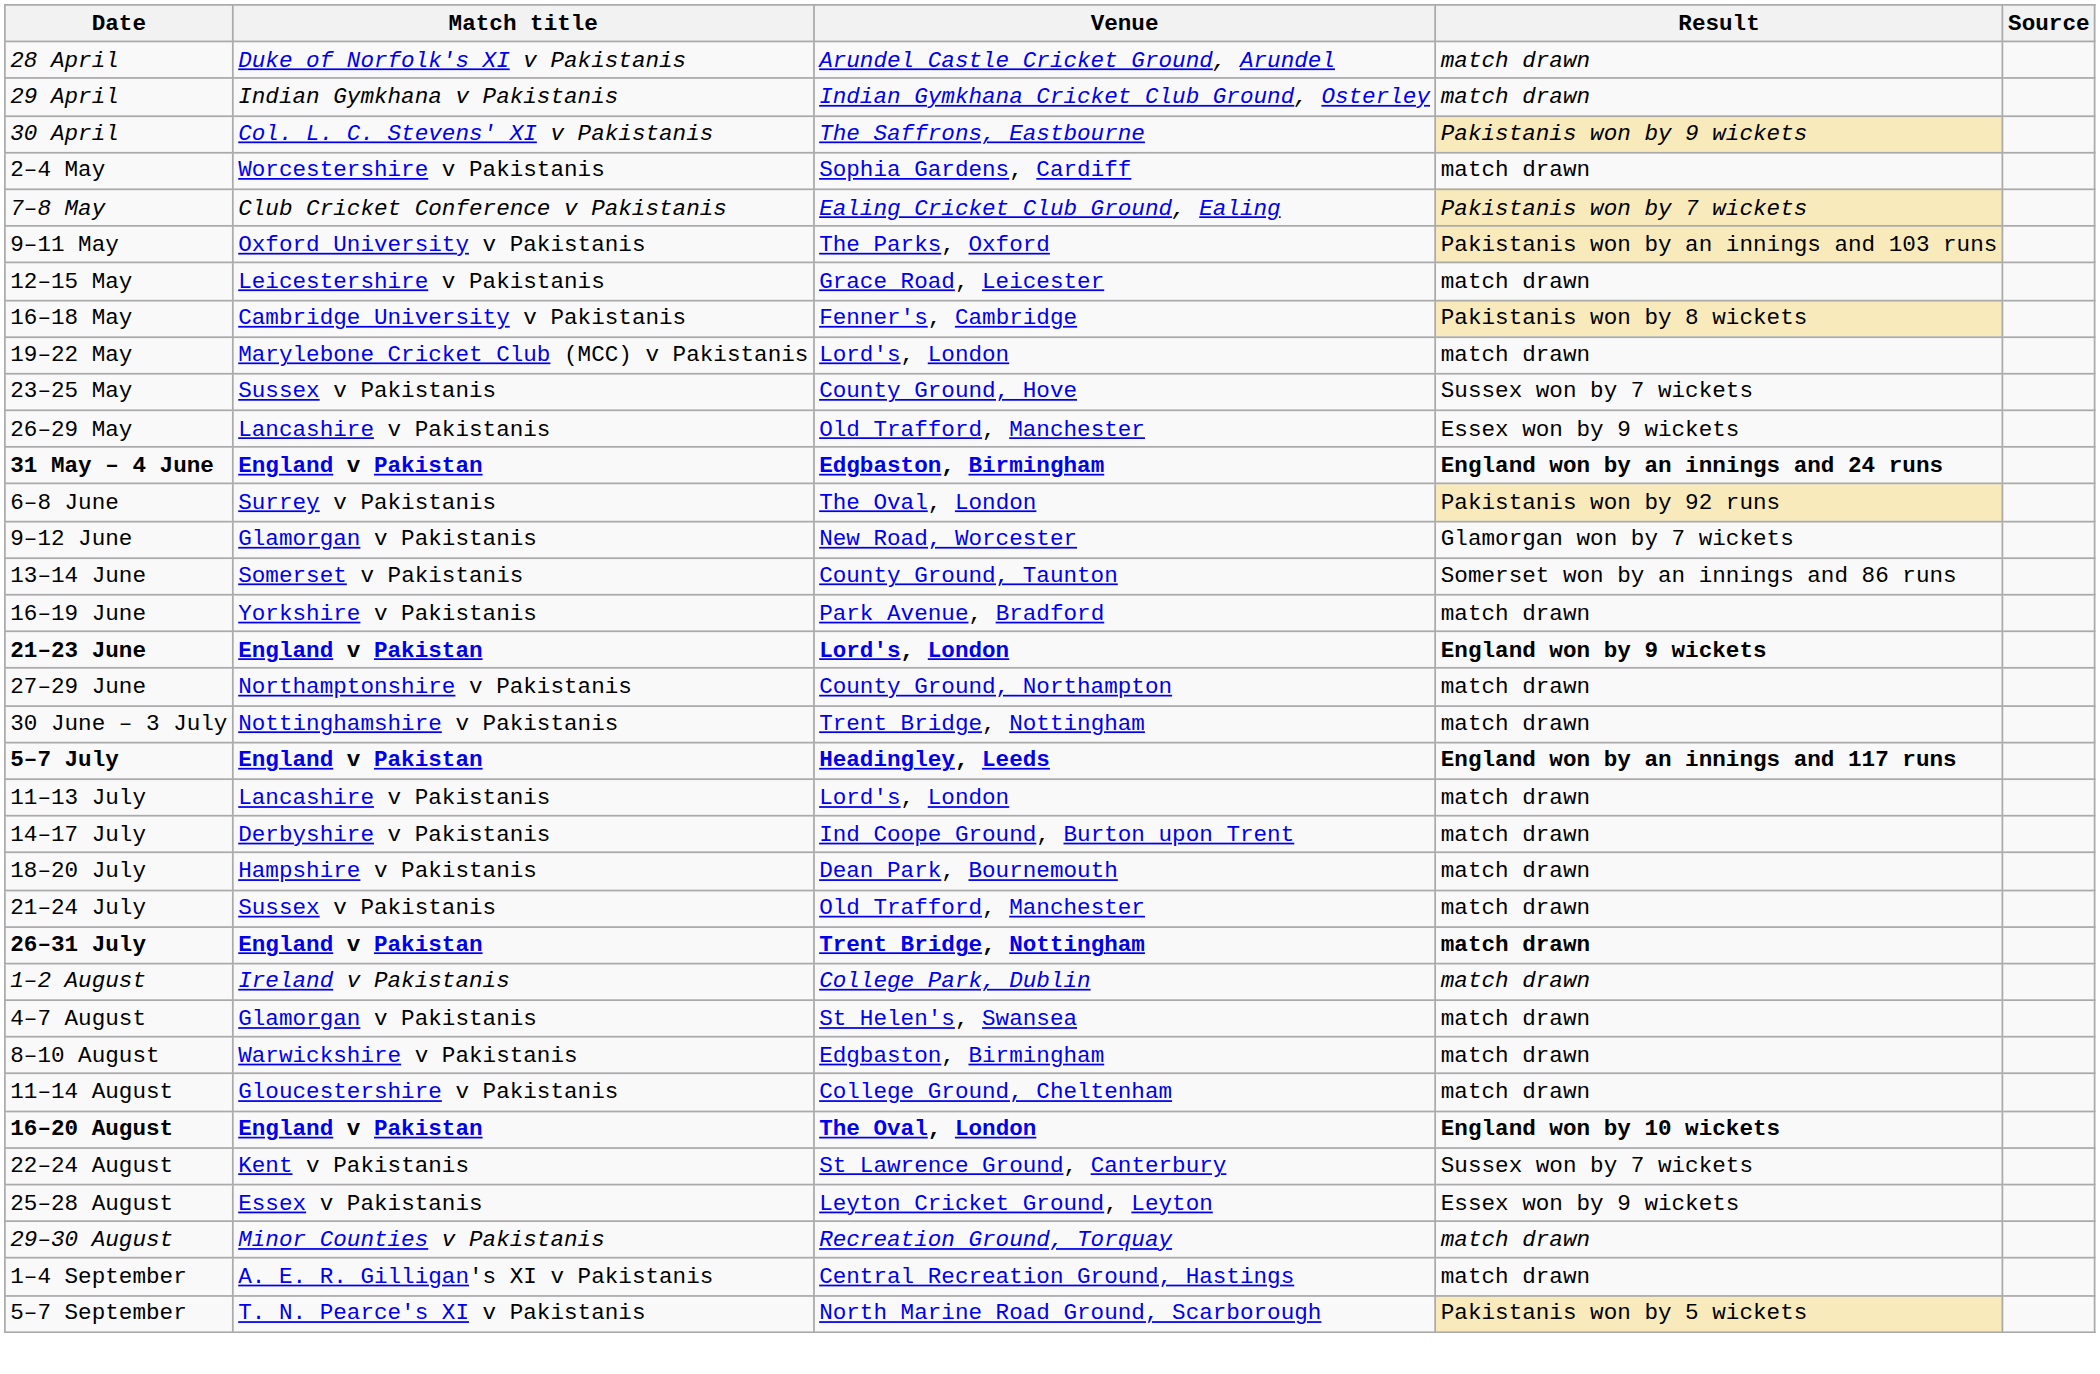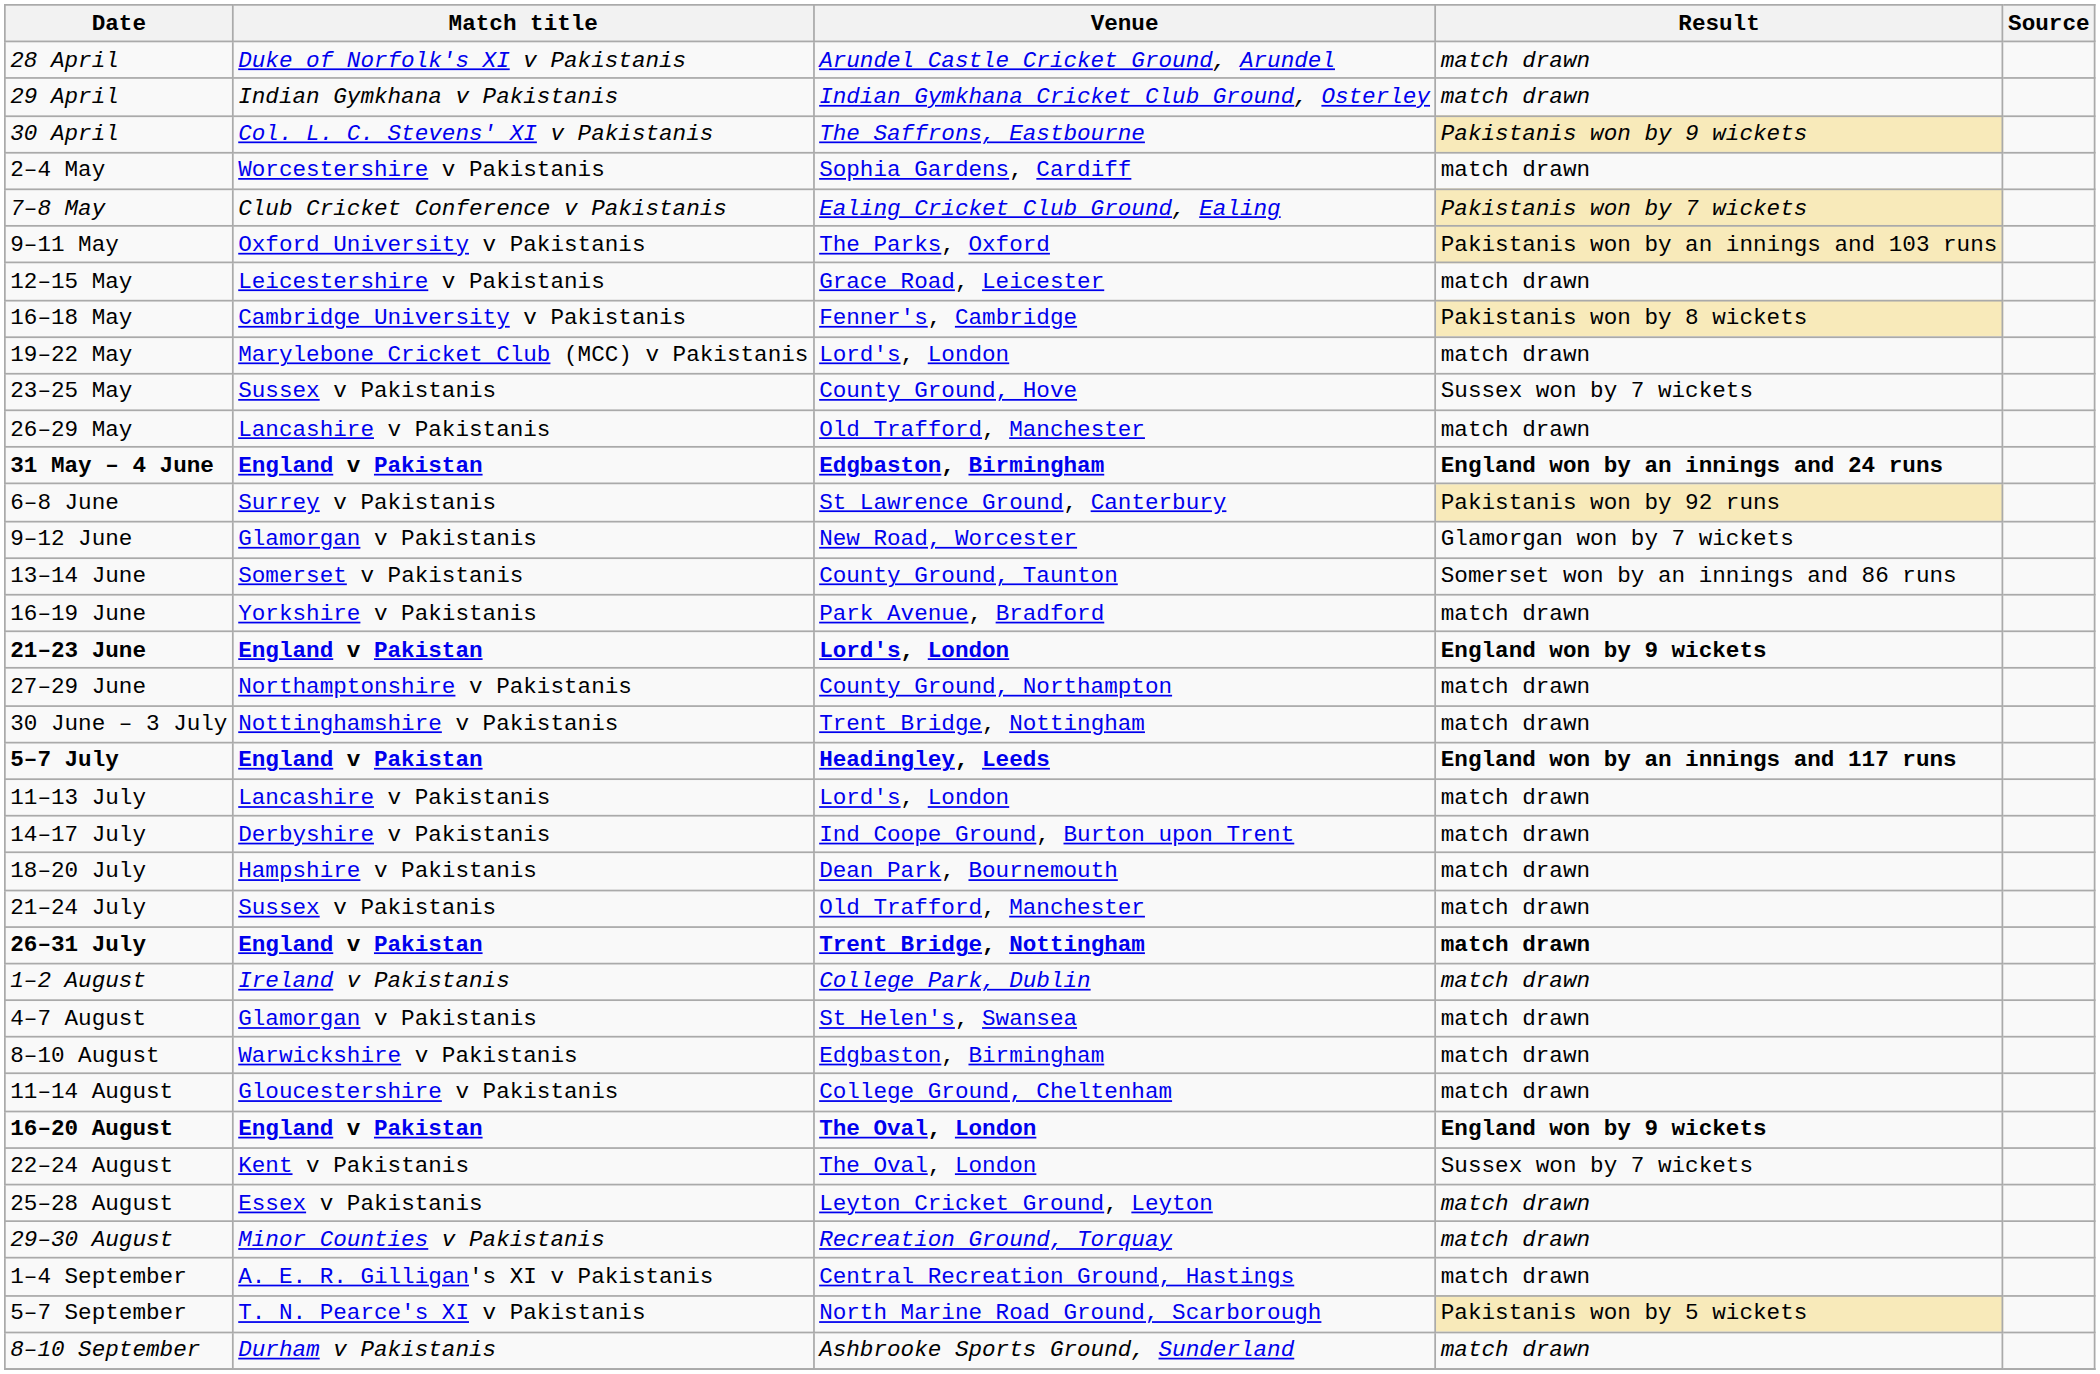(1590, 429) Essex won by 9 wickets -> (1515, 429) match drawn
(928, 503) The Oval, London -> (1023, 503) St Lawrence Ground, Canterbury
(1610, 1129) England won by 10 wickets -> (1604, 1129) England won by 9 wickets
(1023, 1166) St Lawrence Ground, Canterbury -> (928, 1166) The Oval, London
(1590, 1203) Essex won by 9 wickets -> (1515, 1203) match drawn
+ row: (105, 1350)
